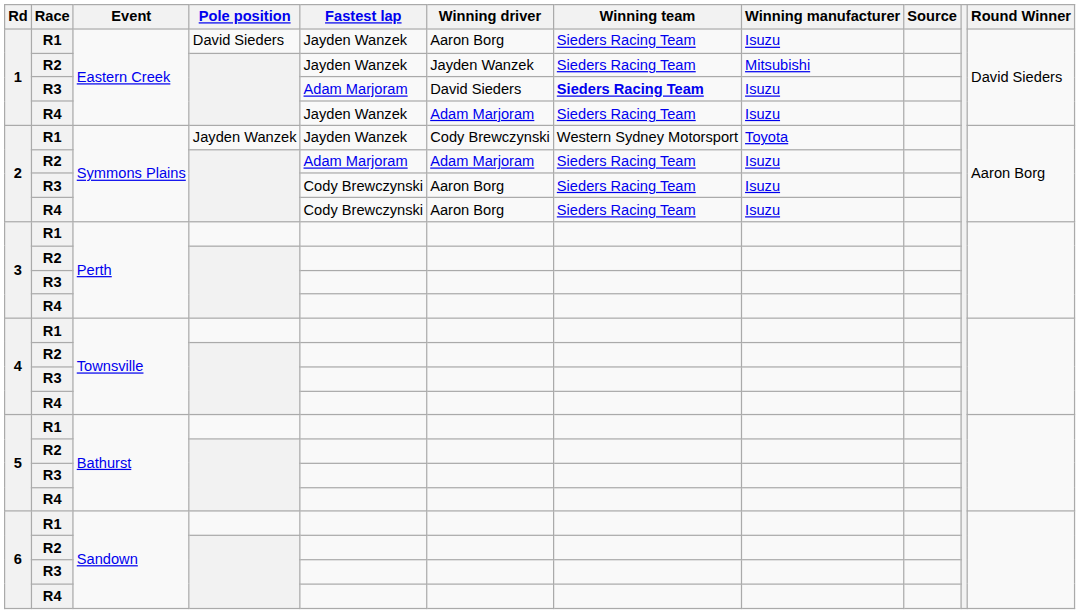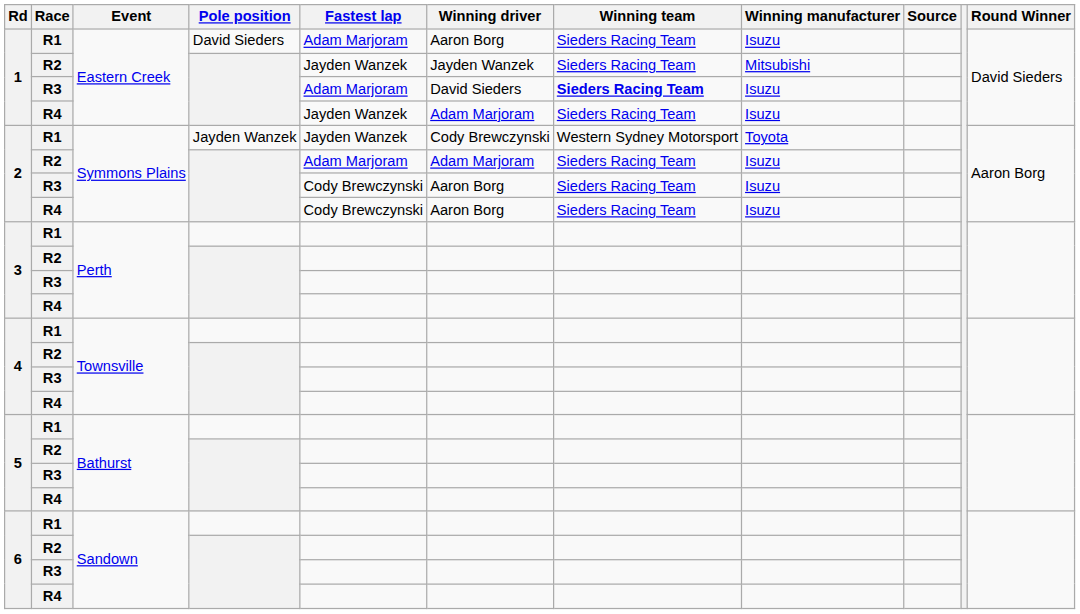(355, 41) Jayden Wanzek -> (356, 41) Adam Marjoram
